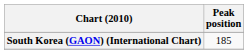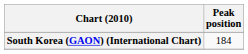(224, 40) 185 -> (224, 40) 184
